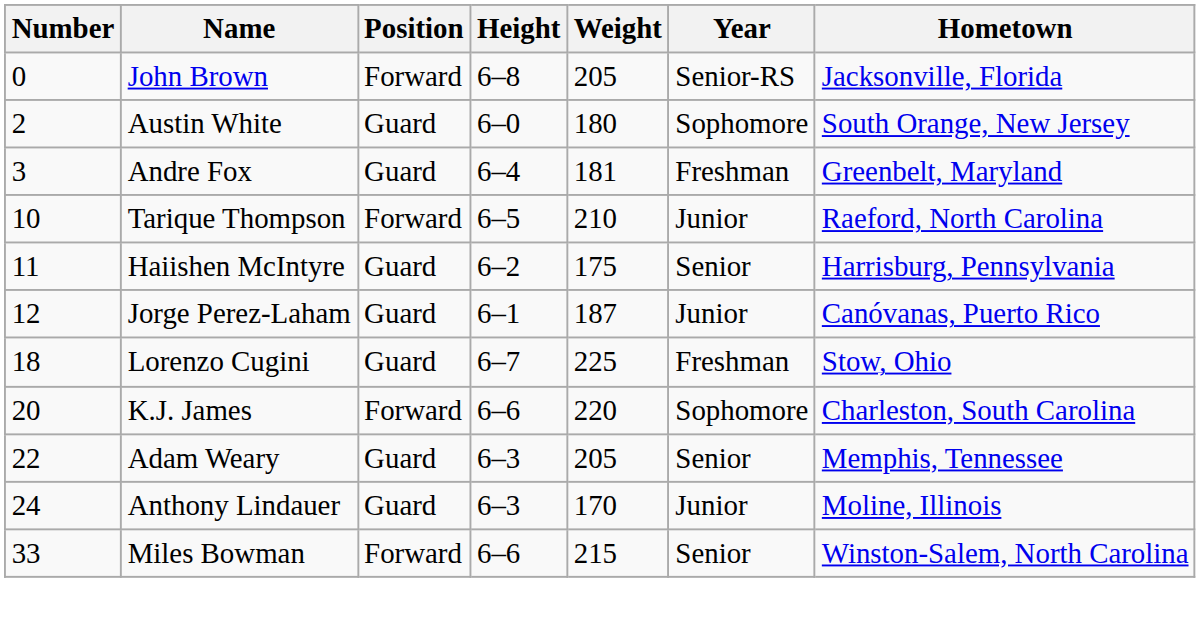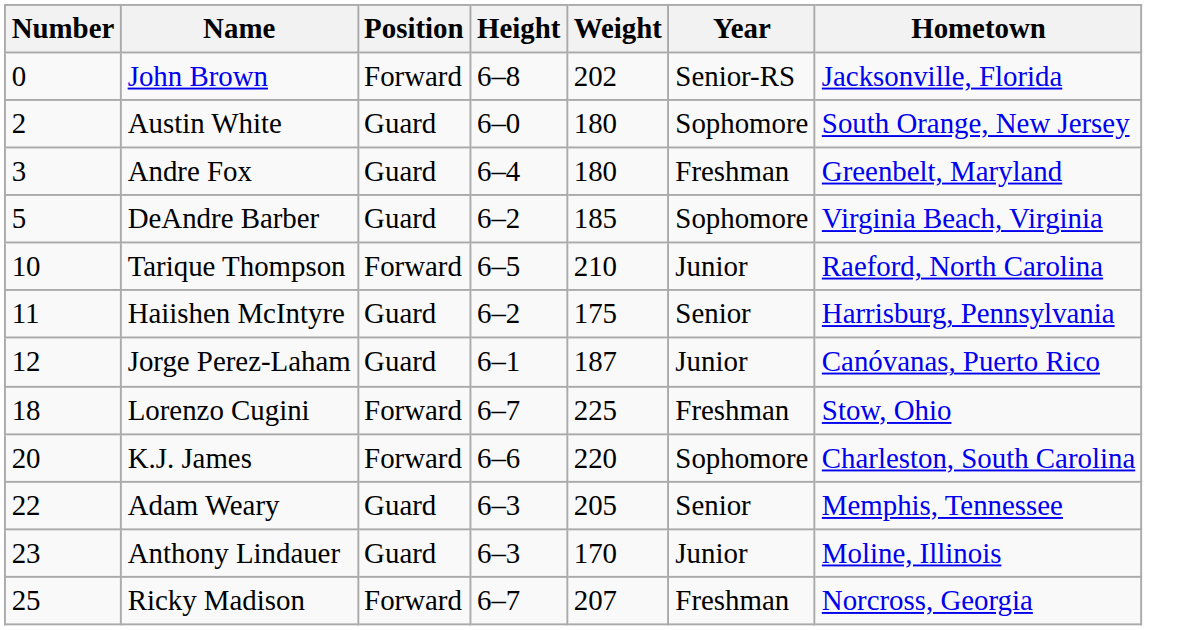(595, 76) 205 -> (595, 76) 202
(595, 171) 181 -> (595, 171) 180
+ row: (223, 218)
(400, 361) Guard -> (413, 409) Forward
(26, 504) 24 -> (26, 552) 23
+ row: (216, 599)
- row: (216, 552)
